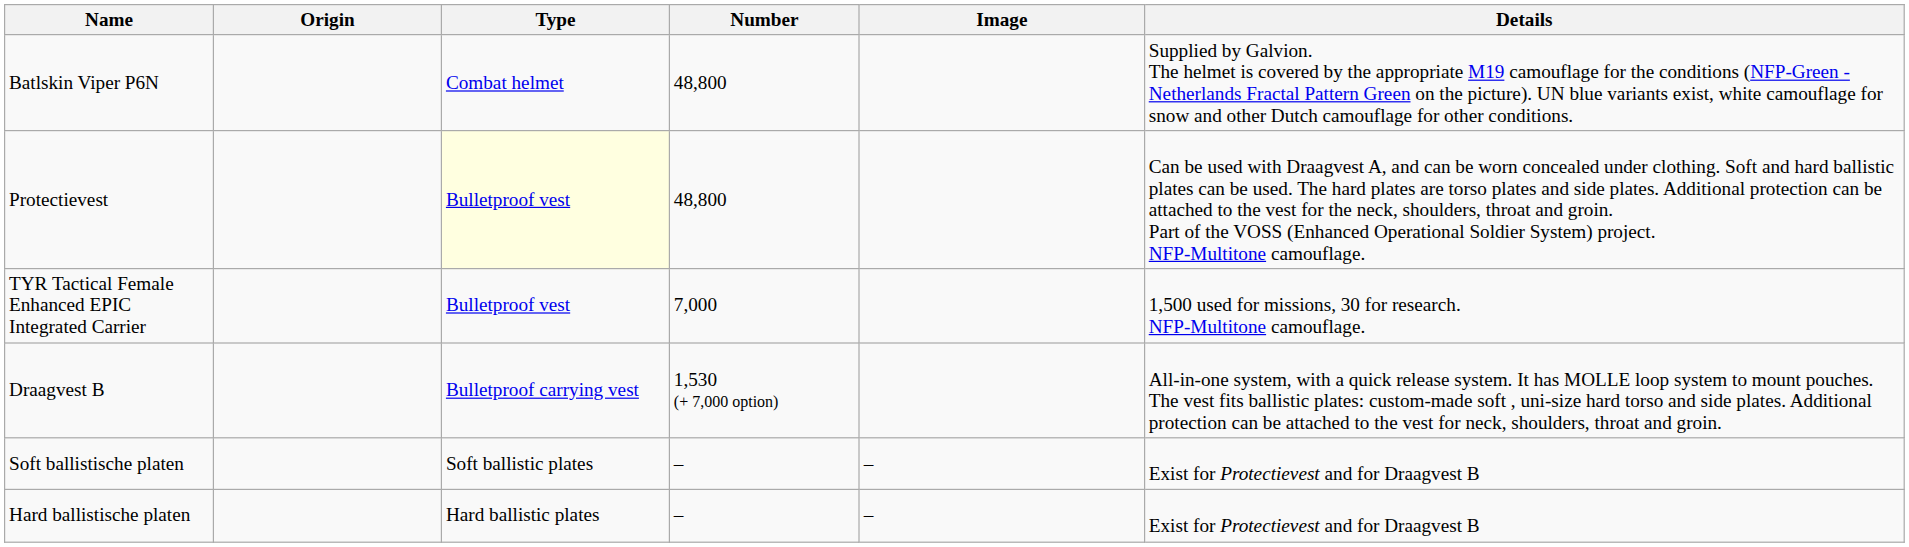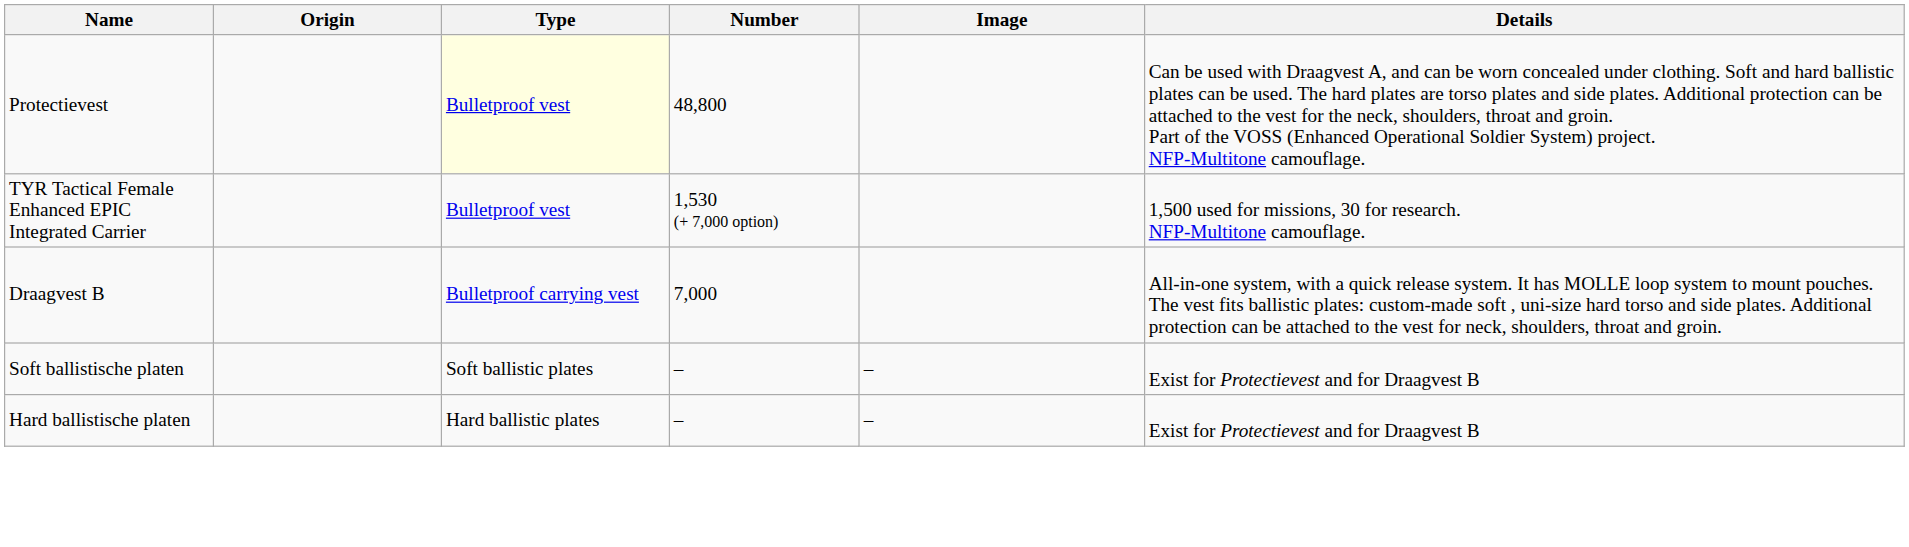- row: (84, 82)
(695, 305) 7,000 -> (726, 210) 1,530 (+ 7,000 option)
(726, 389) 1,530 (+ 7,000 option) -> (695, 294) 7,000
